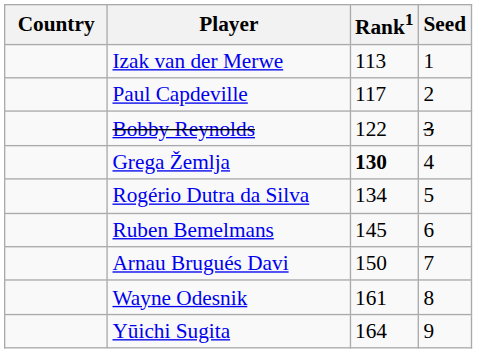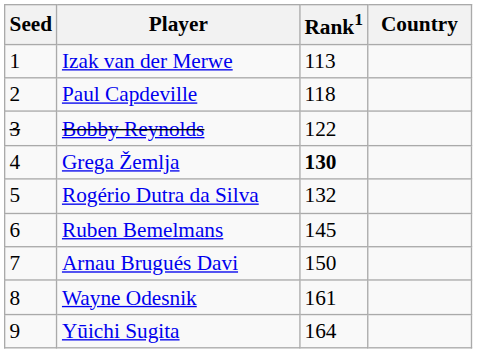columns swapped: (56, 24) <-> (445, 24)
(371, 94) 117 -> (320, 94) 118
(371, 195) 134 -> (320, 195) 132
